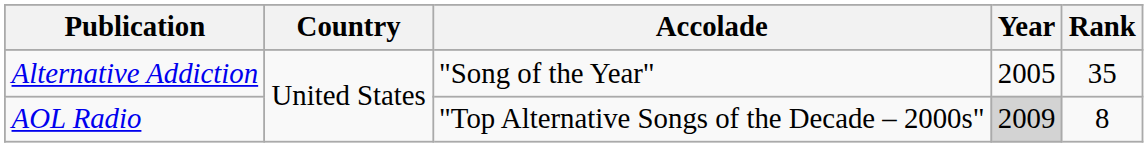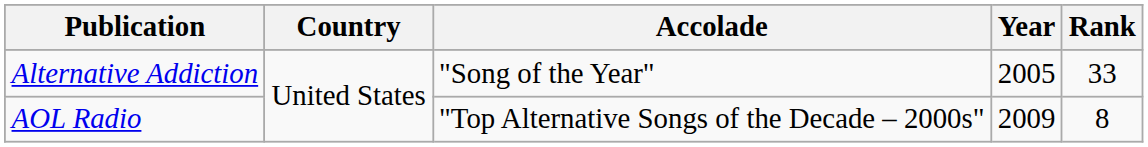(1102, 73) 35 -> (1102, 73) 33
(1027, 118) lightgrey background -> (1027, 118) no background
